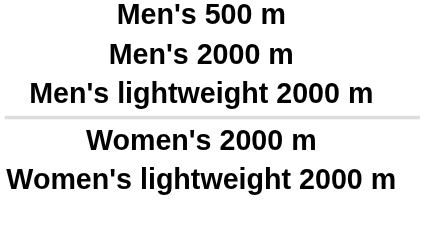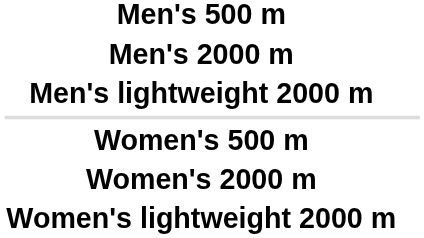+ row: (201, 140)
